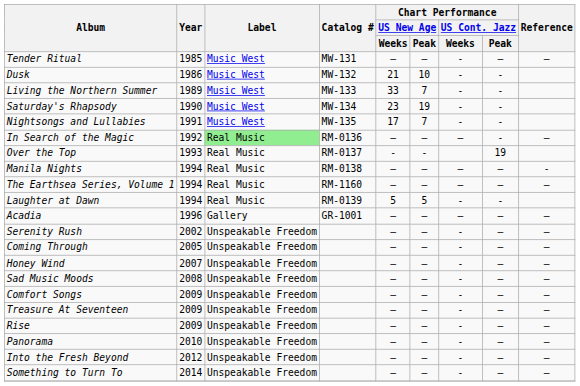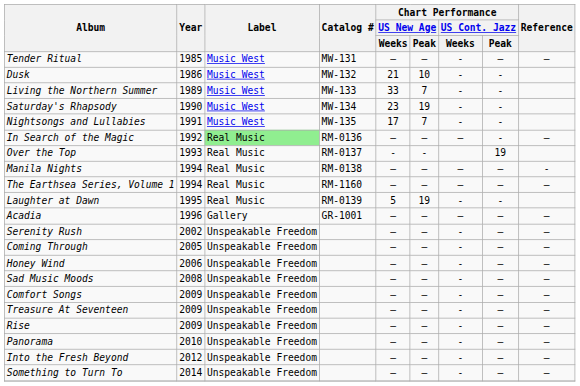(191, 200) 1994 -> (191, 200) 1995
(424, 200) 5 -> (424, 200) 19
(191, 263) 2007 -> (191, 263) 2006
